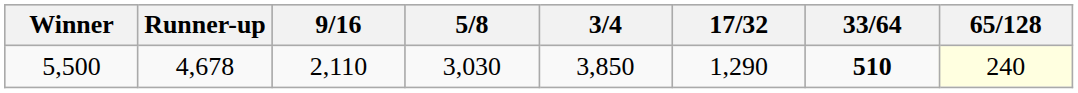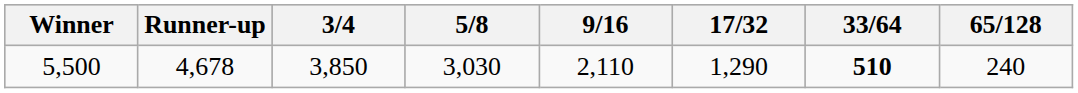columns swapped: (605, 25) <-> (338, 25)
(1006, 66) lightyellow background -> (1006, 66) no background
